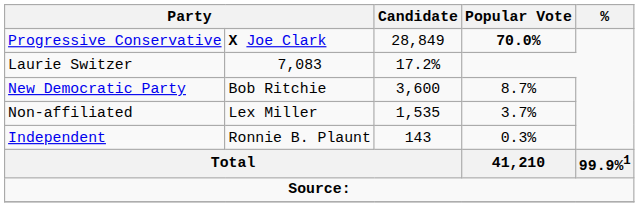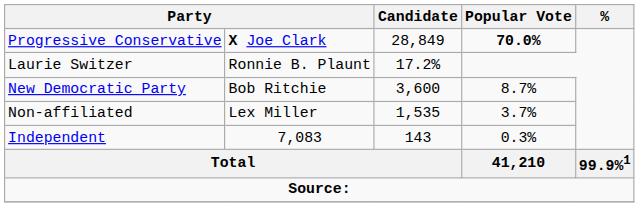(300, 65) 7,083 -> (300, 65) Ronnie B. Plaunt
(300, 137) Ronnie B. Plaunt -> (300, 137) 7,083
